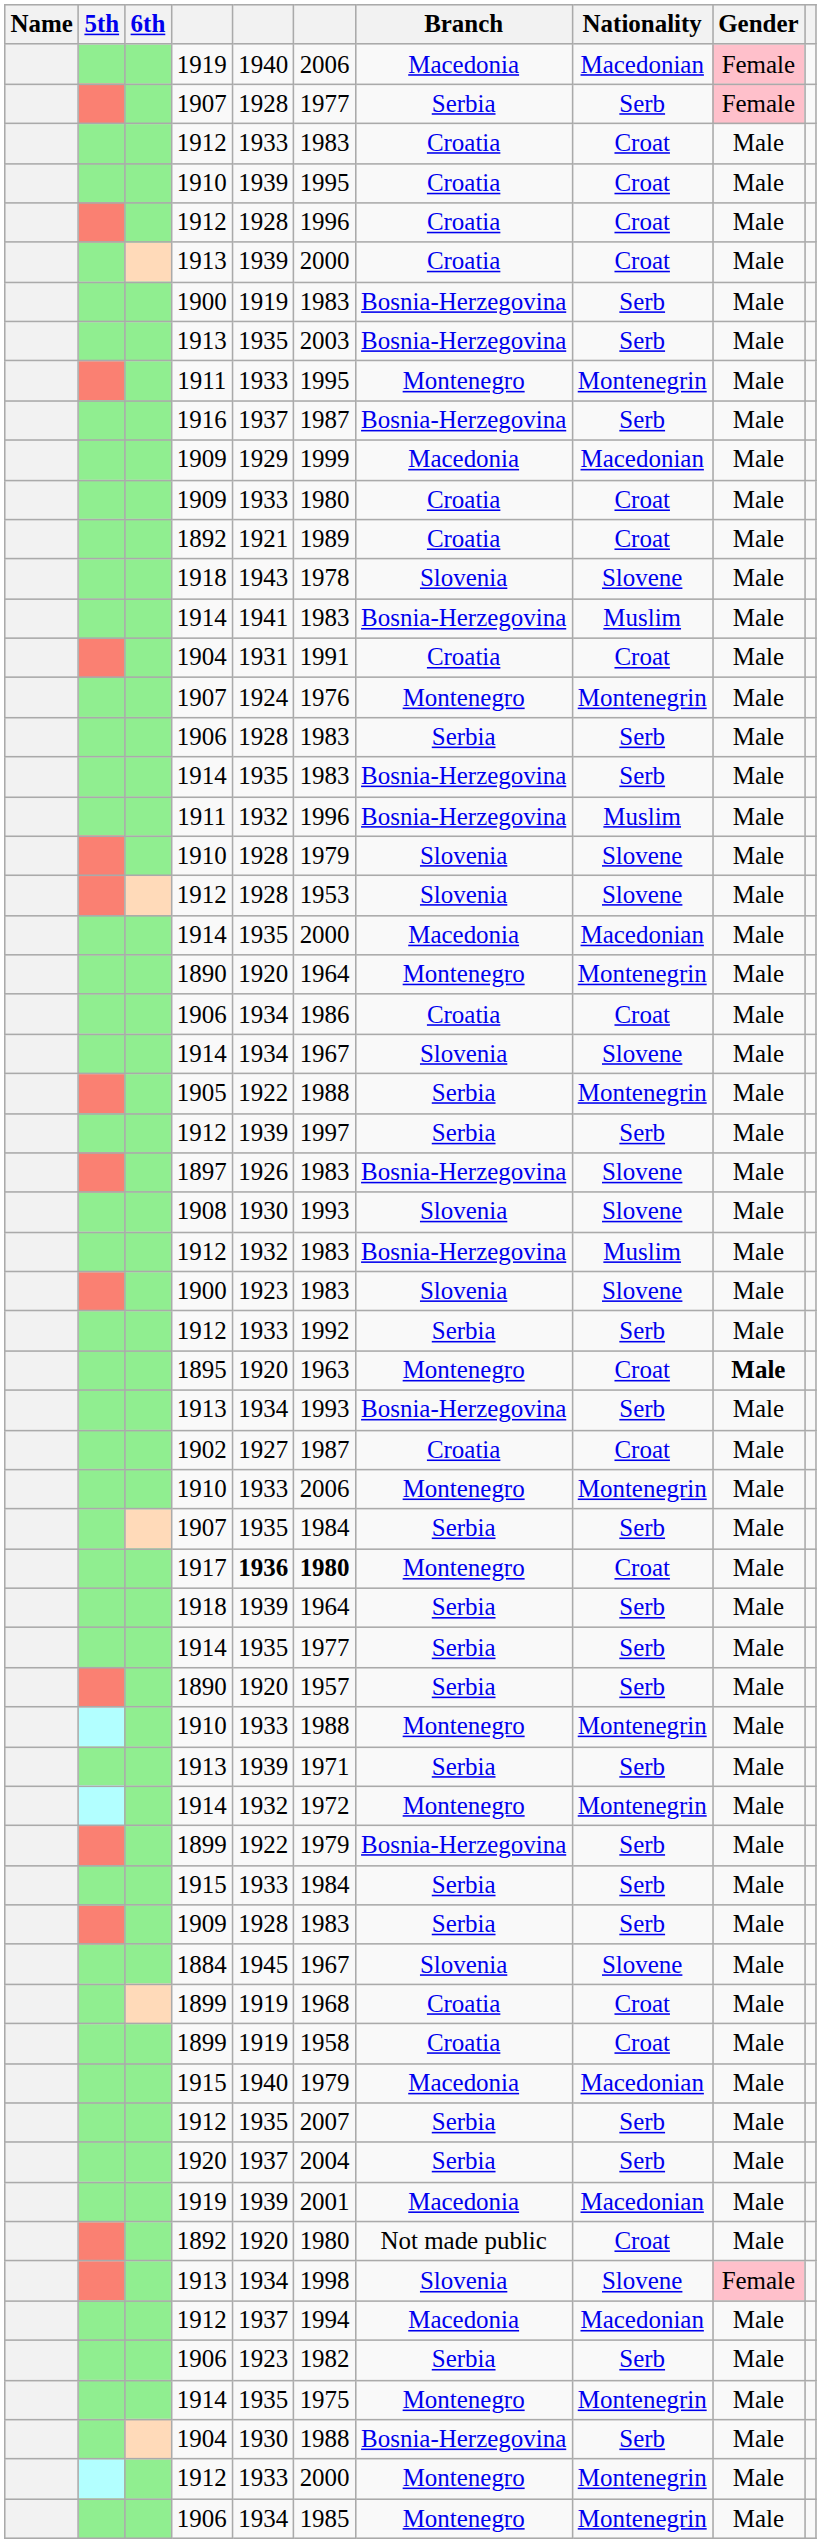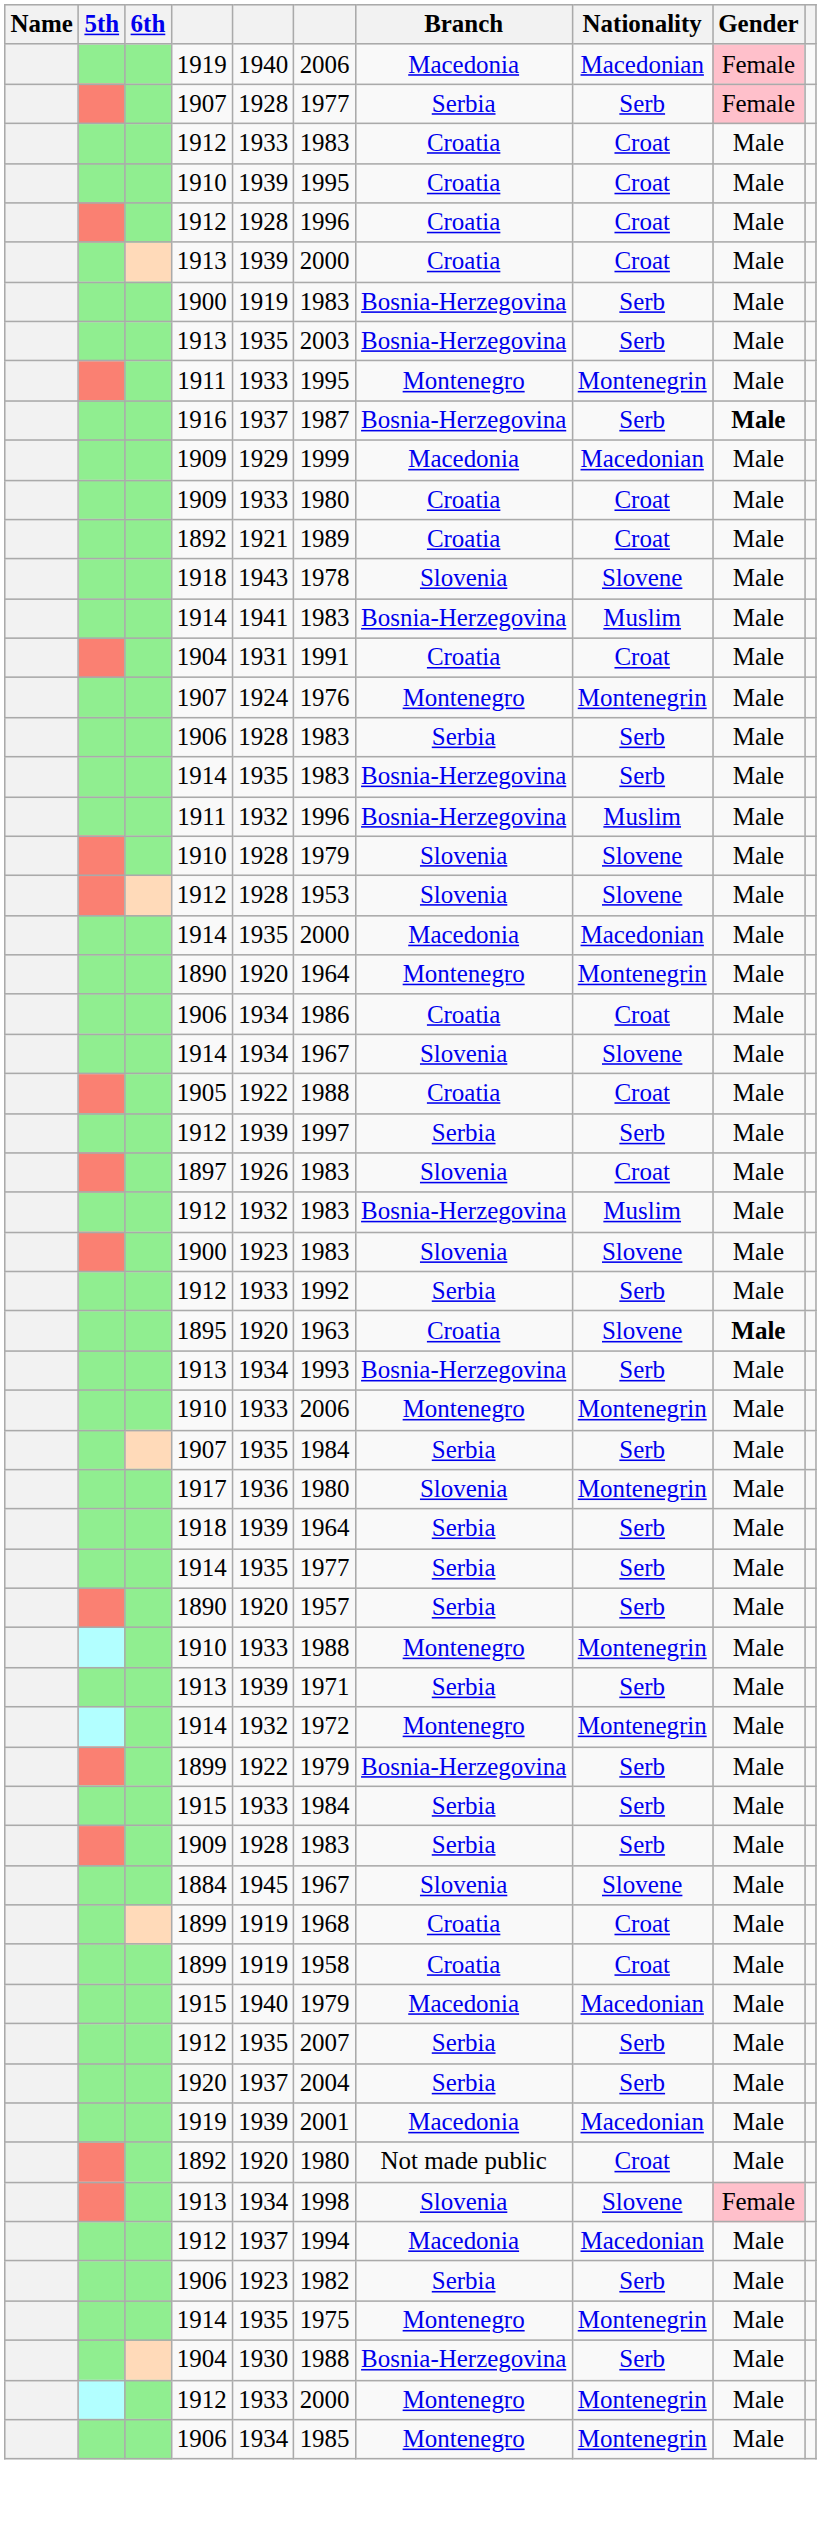(758, 420) normal -> (758, 420) bold
(464, 1093) Serbia -> (464, 1093) Croatia
(642, 1093) Montenegrin -> (642, 1093) Croat
(464, 1172) Bosnia-Herzegovina -> (464, 1172) Slovenia
(642, 1172) Slovene -> (642, 1172) Croat
- row: (42, 1212)
(464, 1370) Montenegro -> (464, 1330) Croatia
(642, 1370) Croat -> (642, 1330) Slovene
- row: (42, 1450)
(263, 1568) bold -> (263, 1488) normal
(325, 1568) bold -> (325, 1488) normal
(464, 1568) Montenegro -> (464, 1488) Slovenia
(642, 1568) Croat -> (642, 1488) Montenegrin
